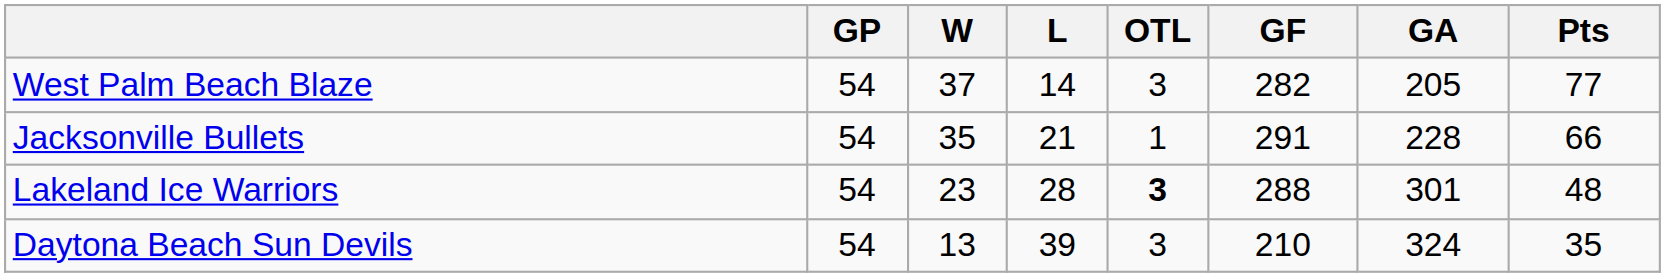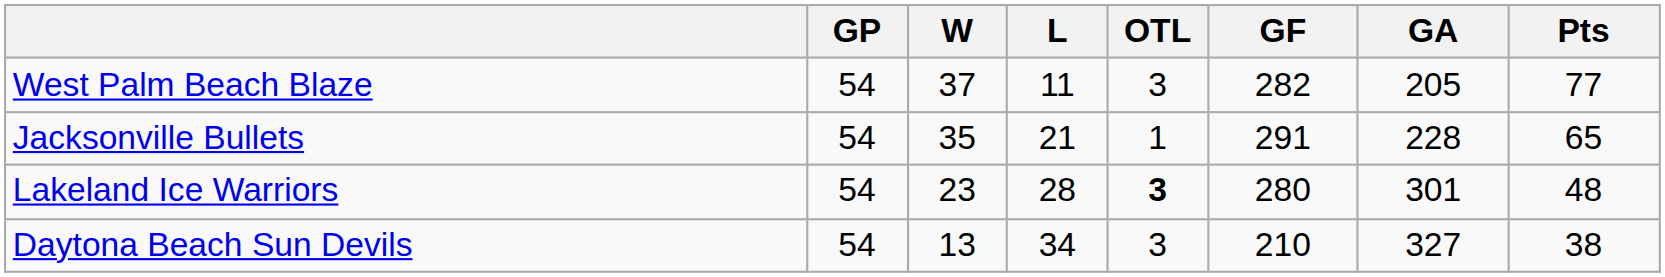(1057, 84) 14 -> (1057, 84) 11
(1584, 137) 66 -> (1584, 137) 65
(1283, 191) 288 -> (1283, 191) 280
(1057, 244) 39 -> (1057, 244) 34
(1433, 244) 324 -> (1433, 244) 327
(1584, 244) 35 -> (1584, 244) 38
